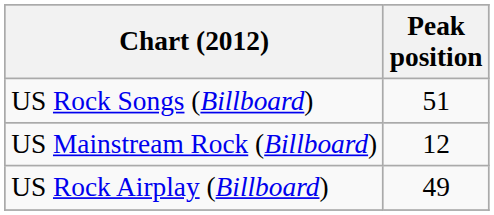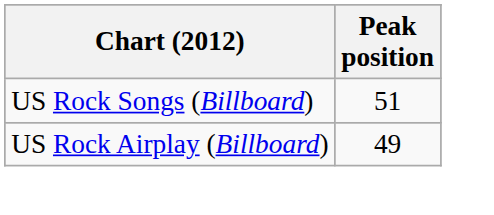- row: (194, 143)
